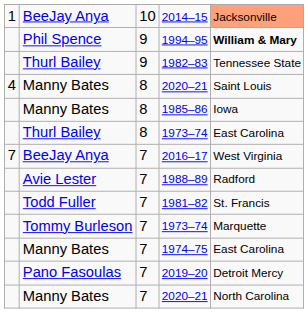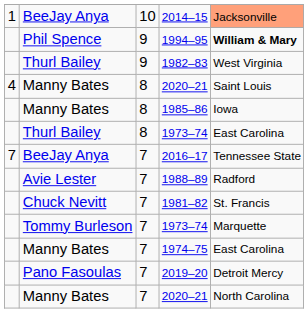(257, 63) Tennessee State -> (248, 63) West Virginia
(248, 156) West Virginia -> (257, 156) Tennessee State
(59, 202) Todd Fuller -> (65, 202) Chuck Nevitt
